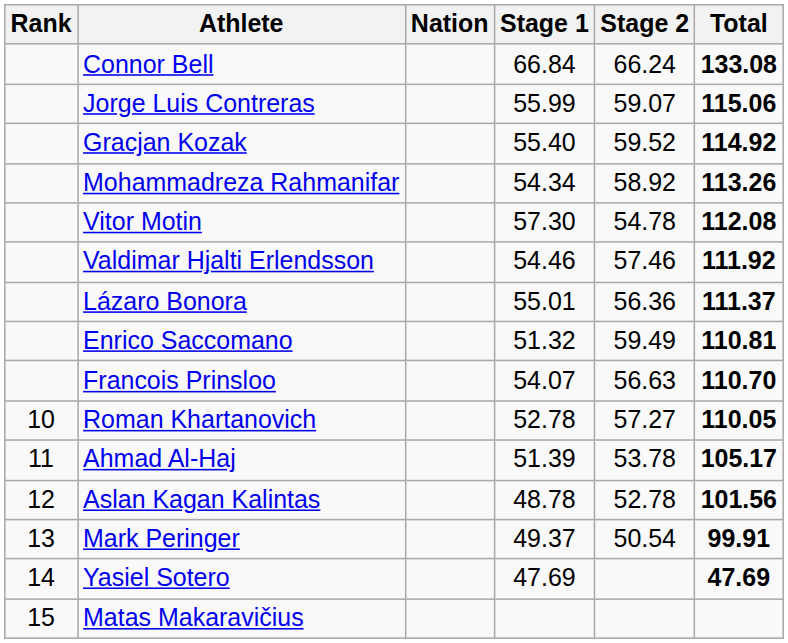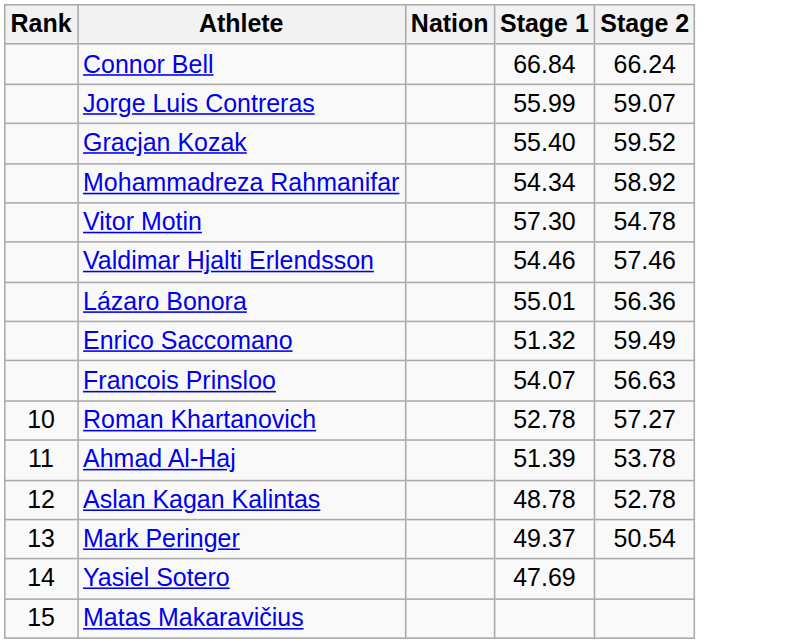- column: (739, 24)
